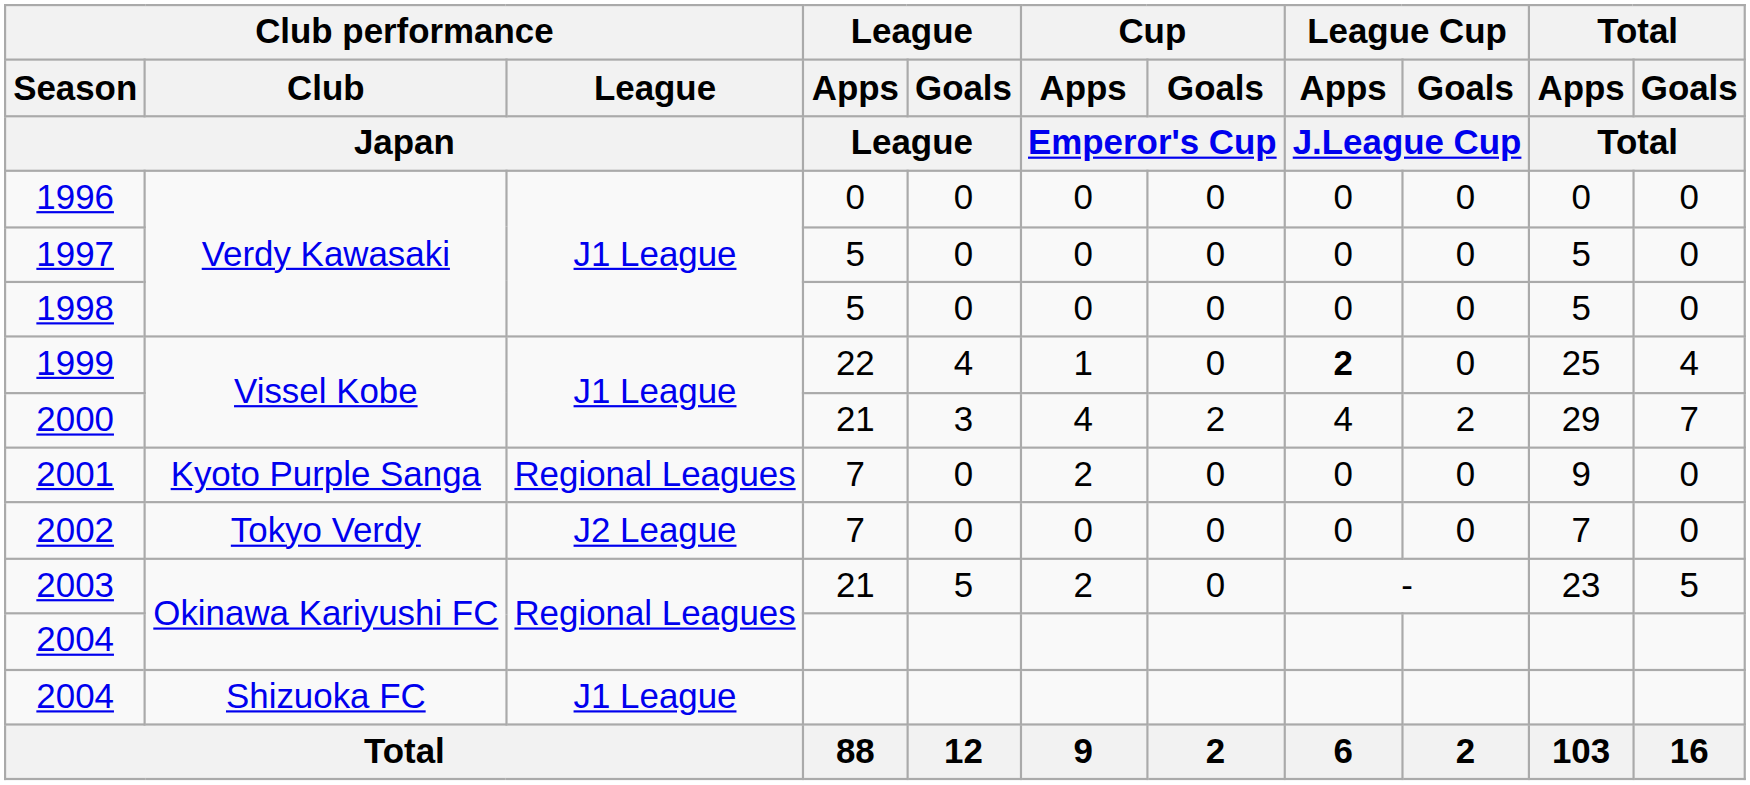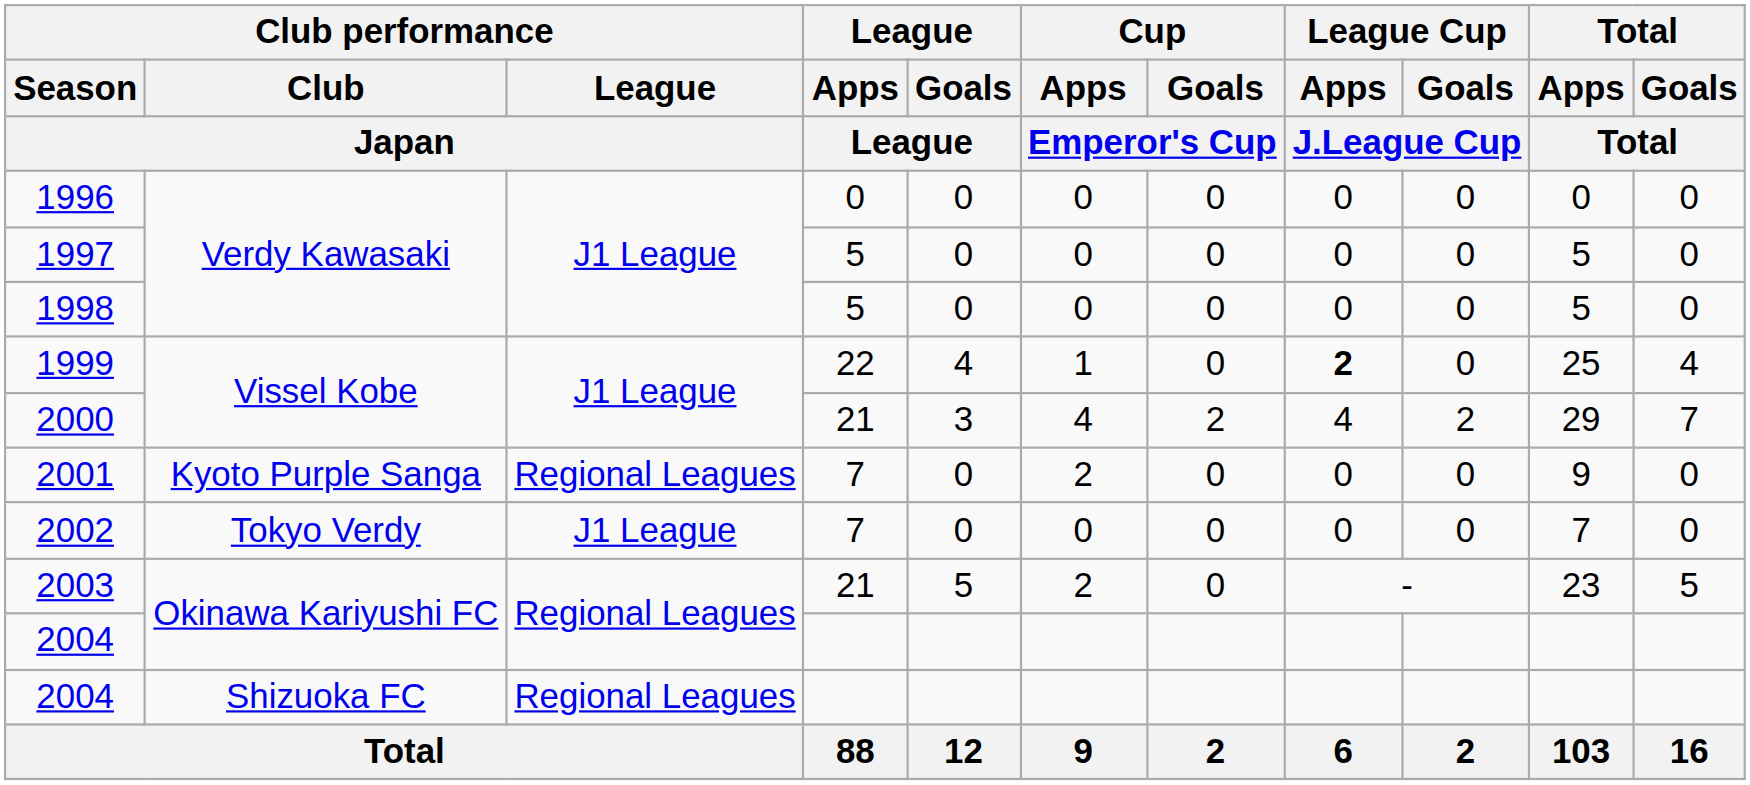(655, 530) J2 League -> (655, 530) J1 League
(655, 695) J1 League -> (655, 695) Regional Leagues
